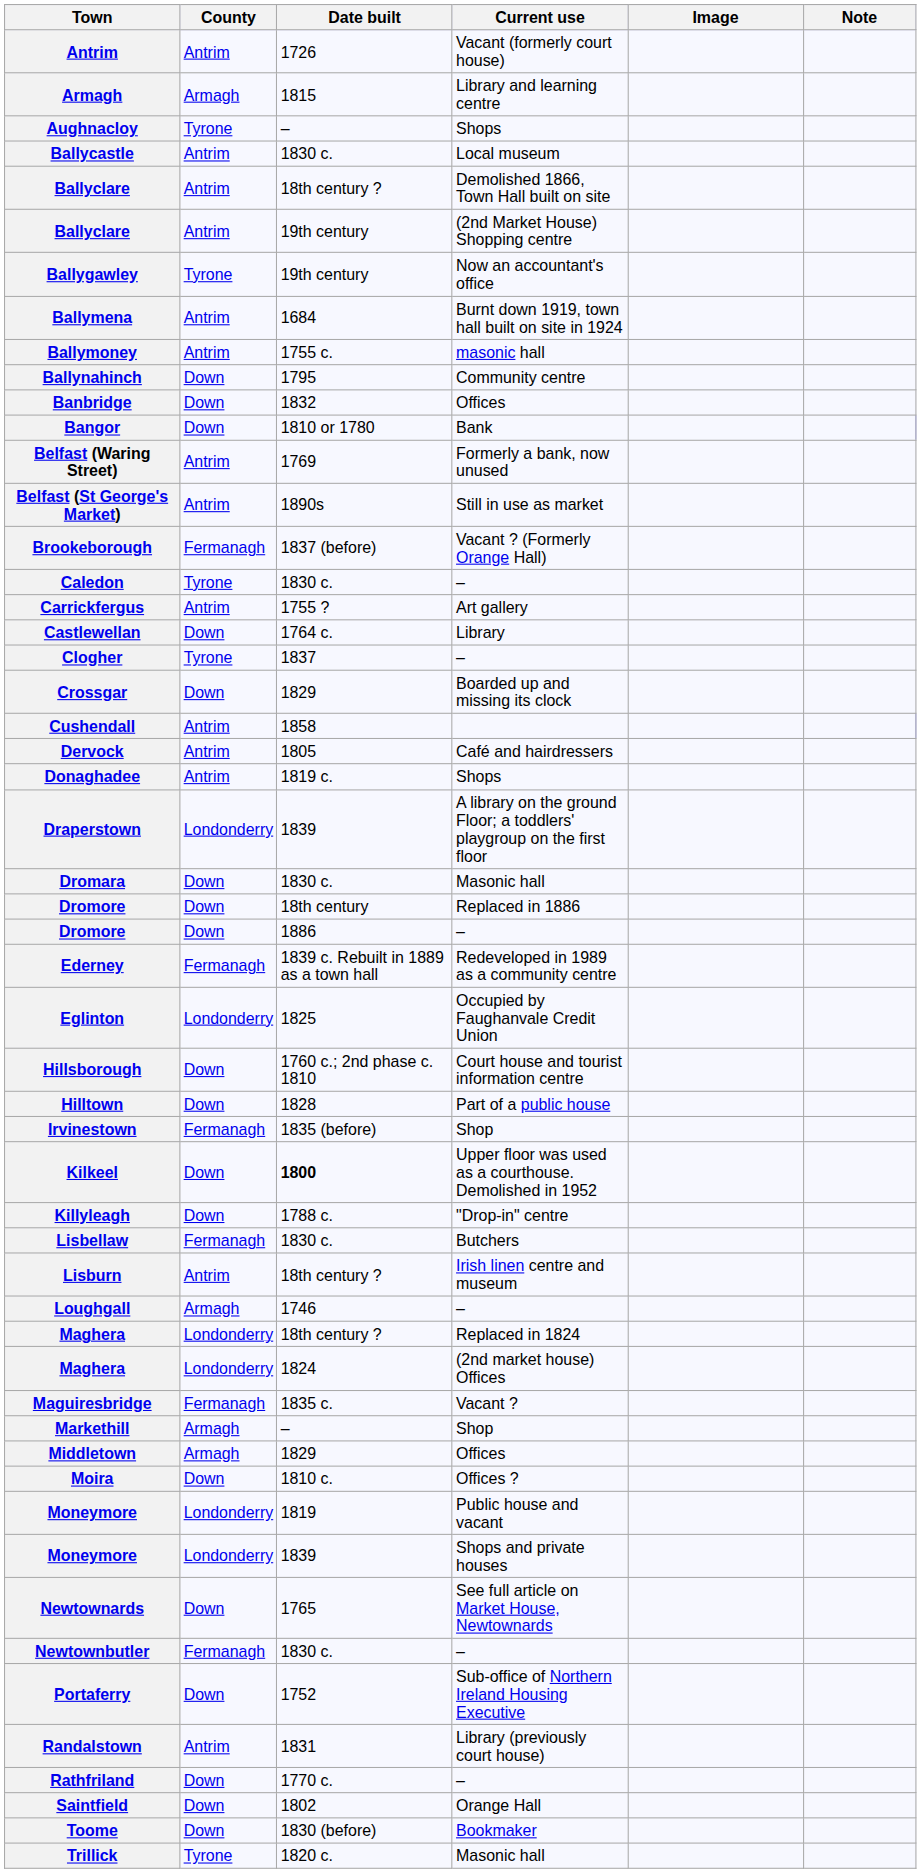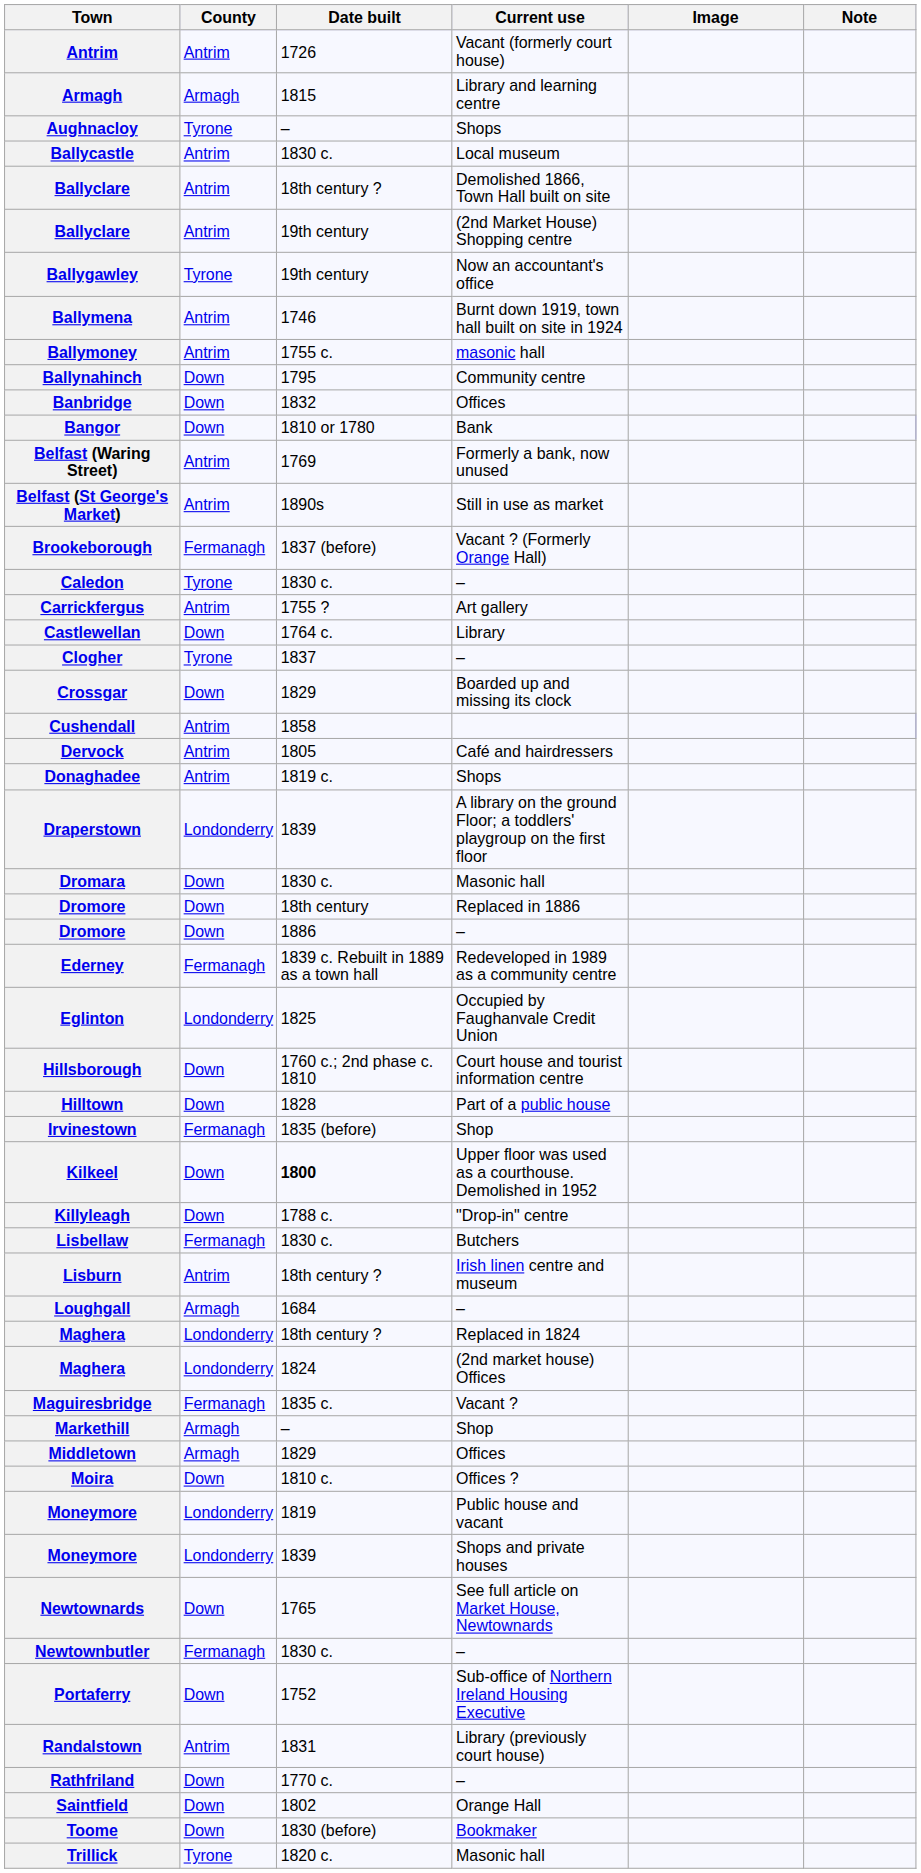(298, 318) 1684 -> (298, 318) 1746
(298, 1309) 1746 -> (298, 1309) 1684
